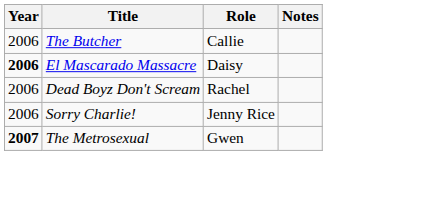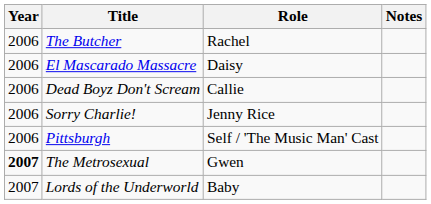(225, 41) Callie -> (228, 41) Rachel
(23, 65) bold -> (23, 65) normal
(228, 89) Rachel -> (225, 89) Callie
+ row: (78, 138)
+ row: (122, 187)
